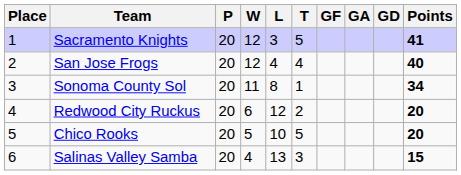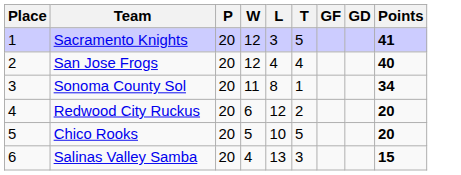- column: (359, 16)
